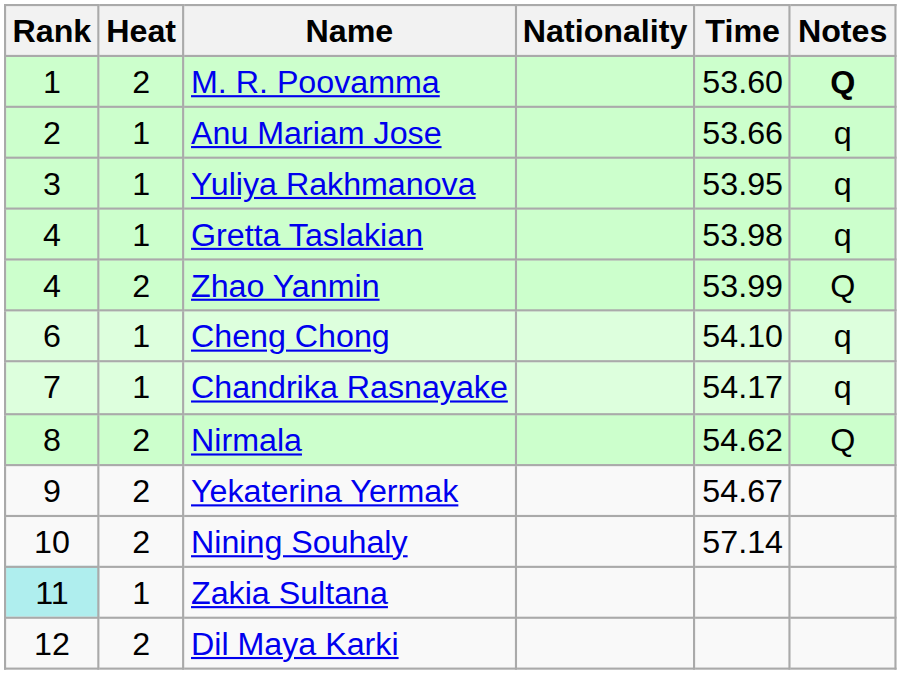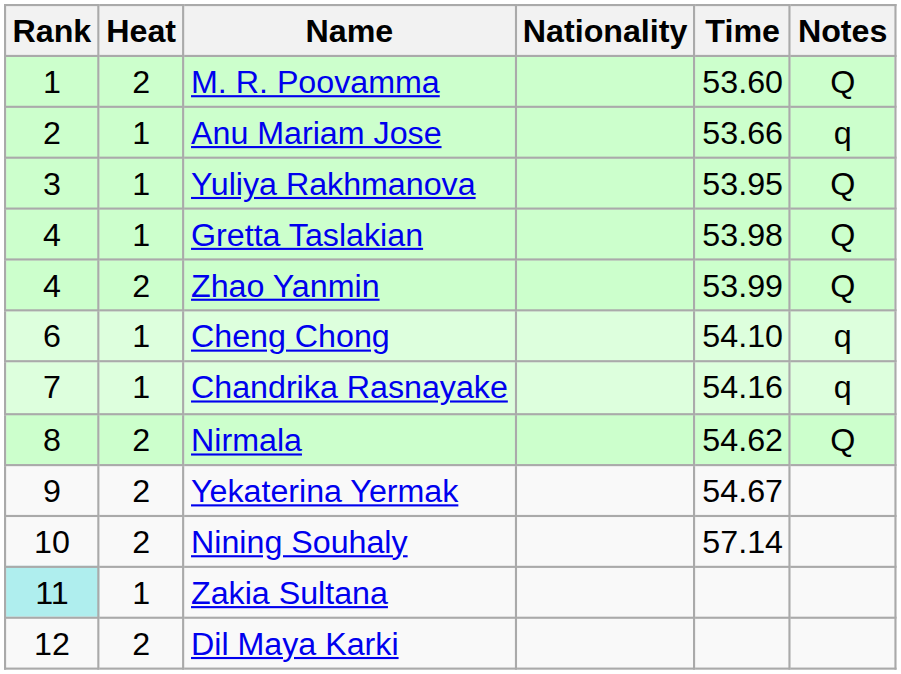(843, 82) bold -> (843, 82) normal
(843, 184) q -> (843, 184) Q
(843, 235) q -> (843, 235) Q
(743, 388) 54.17 -> (743, 388) 54.16
